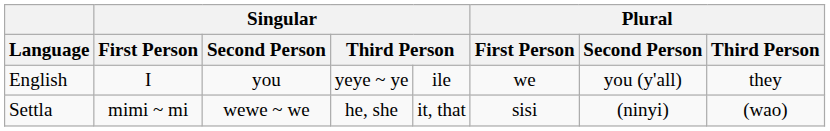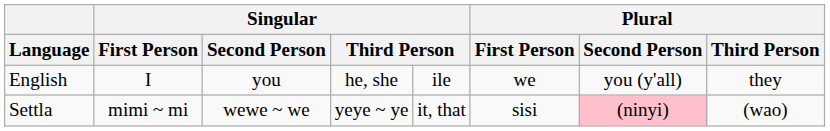(372, 79) yeye ~ ye -> (372, 79) he, she
(372, 110) he, she -> (372, 110) yeye ~ ye
(643, 110) no background -> (643, 110) pink background
